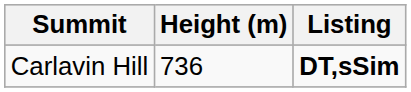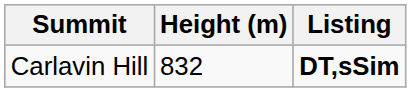(182, 65) 736 -> (182, 65) 832
